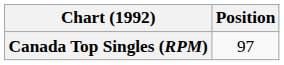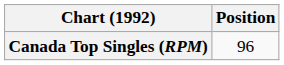(246, 45) 97 -> (246, 45) 96
